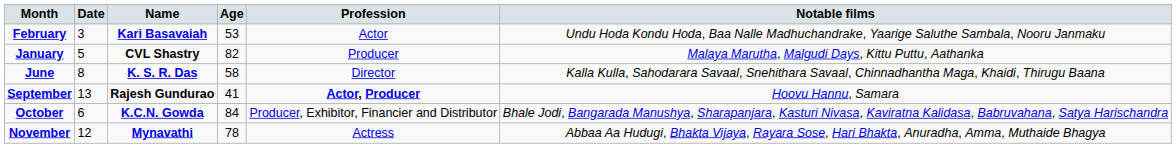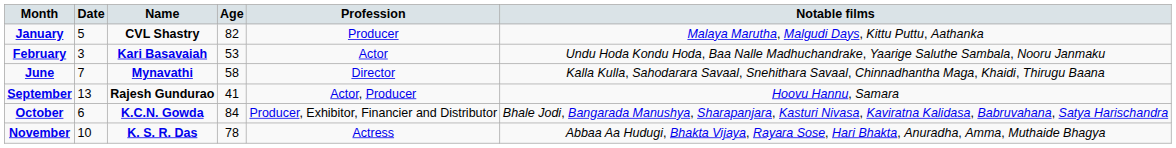rows swapped: (40, 53) <-> (40, 34)
(81, 73) 8 -> (81, 73) 7
(162, 73) K. S. R. Das -> (162, 73) Mynavathi
(373, 93) bold -> (373, 93) normal
(84, 133) 12 -> (84, 133) 10
(162, 133) Mynavathi -> (162, 133) K. S. R. Das
